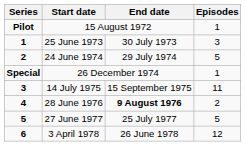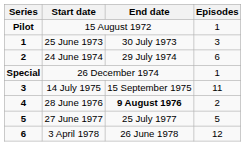(217, 57) 5 -> (217, 57) 6
